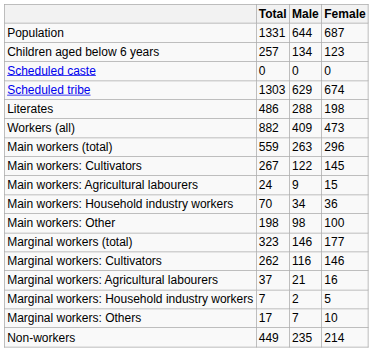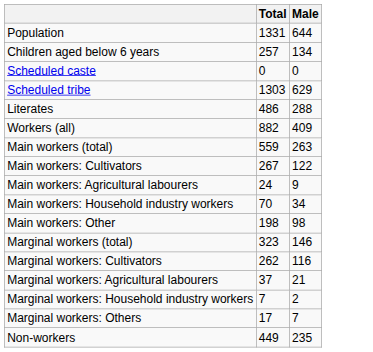- column: (345, 14)
